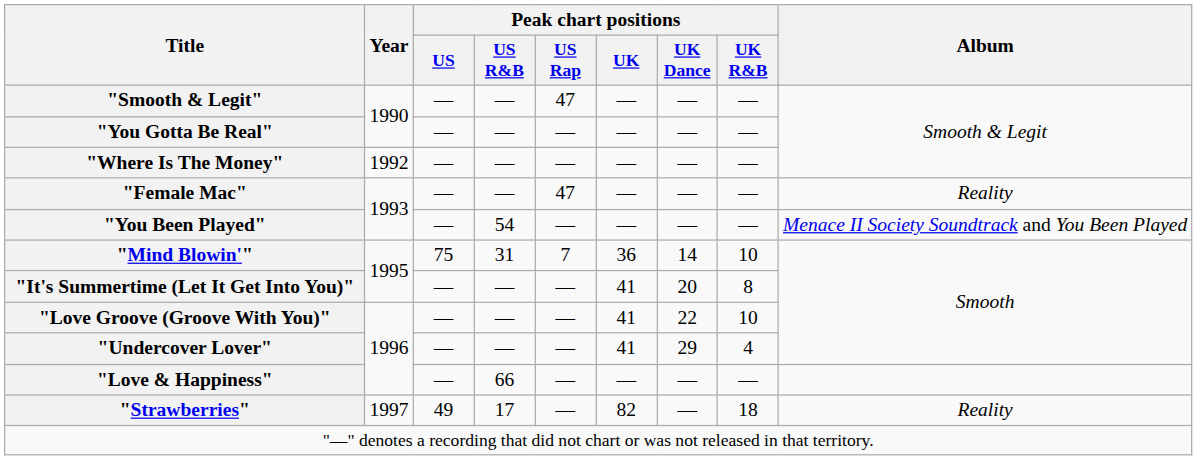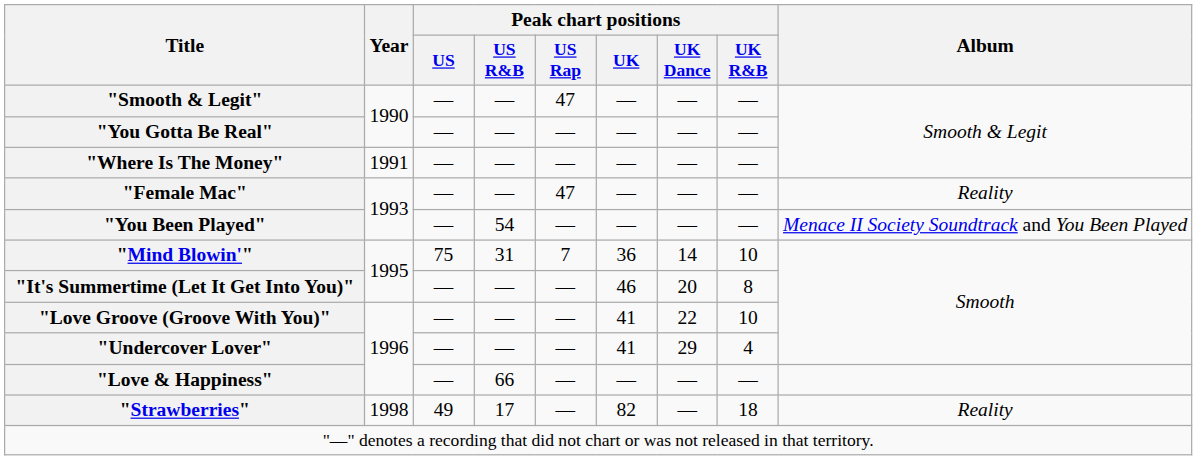(389, 162) 1992 -> (389, 162) 1991
(626, 286) 41 -> (626, 286) 46
(389, 410) 1997 -> (389, 410) 1998
